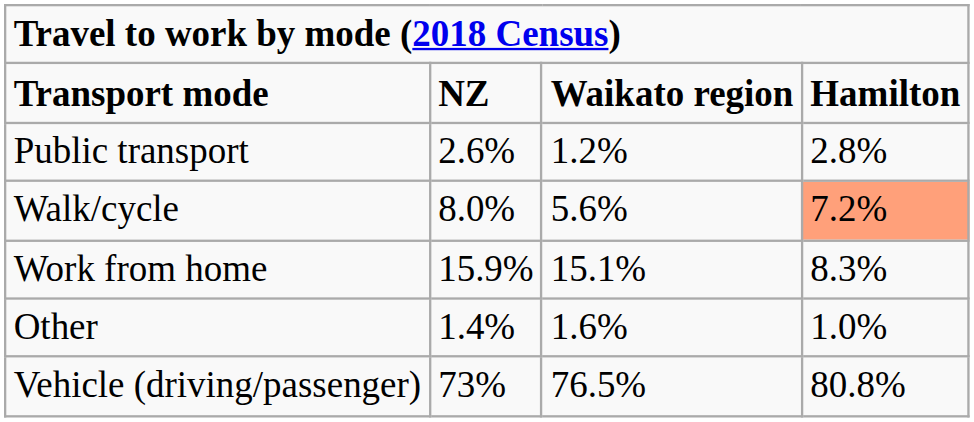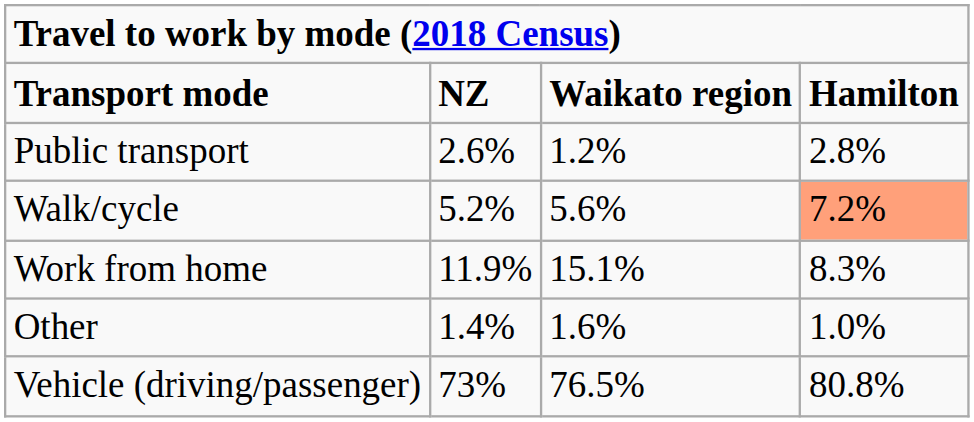(477, 209) 8.0% -> (477, 209) 5.2%
(486, 268) 15.9% -> (485, 268) 11.9%
